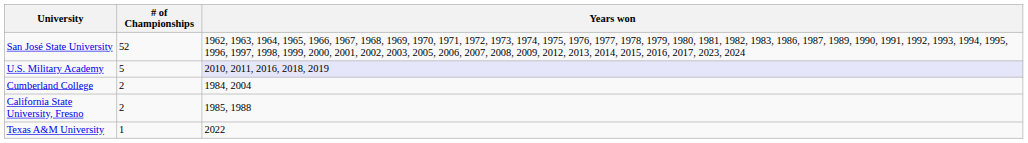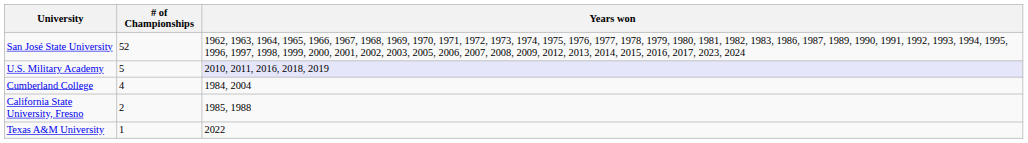(121, 85) 2 -> (121, 85) 4
